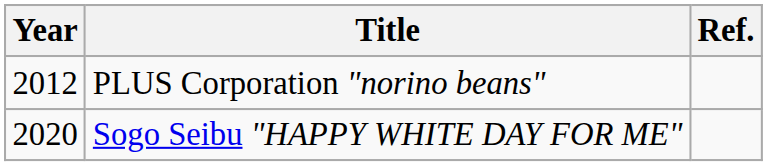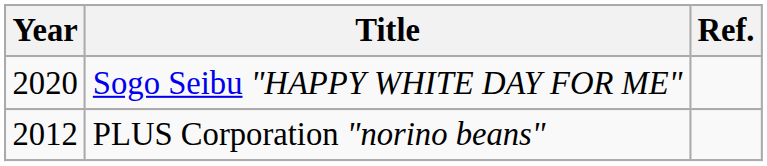rows swapped: (319, 82) <-> (388, 133)
